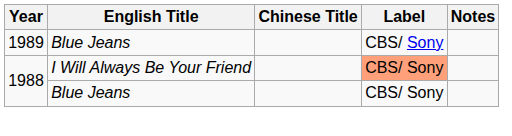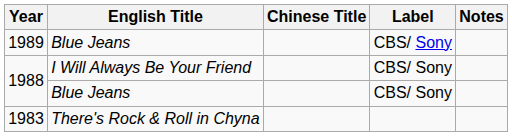(404, 67) lightsalmon background -> (413, 67) no background
+ row: (26, 118)
